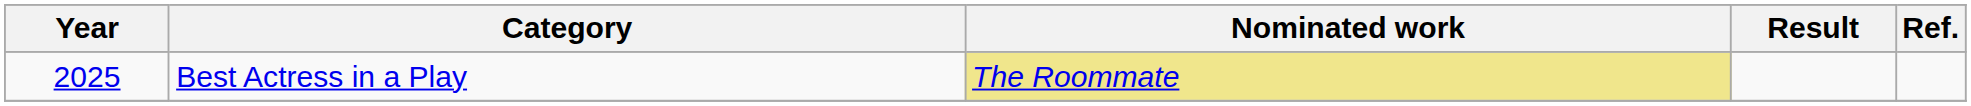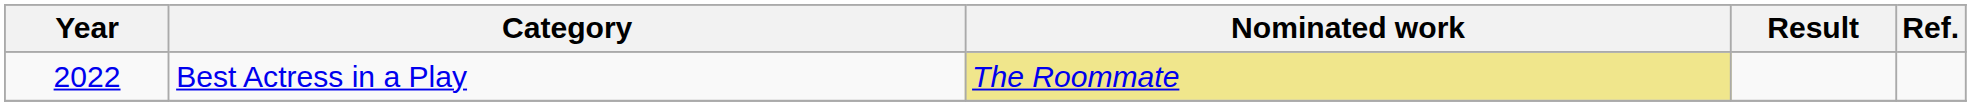(87, 76) 2025 -> (87, 76) 2022
